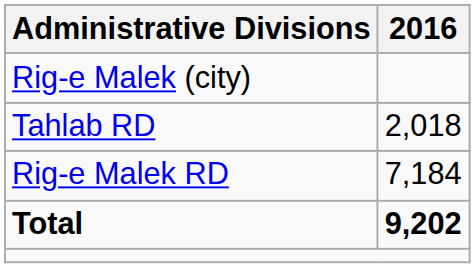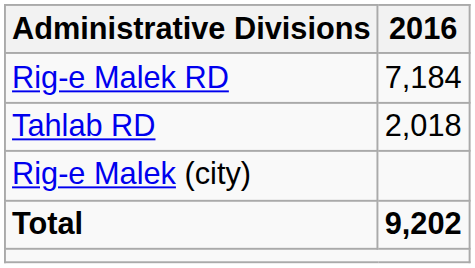rows swapped: (120, 175) <-> (132, 77)
